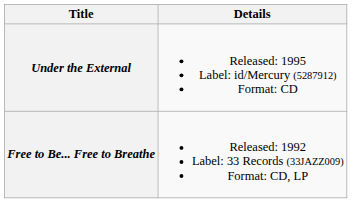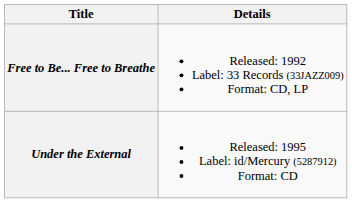rows swapped: (81, 154) <-> (81, 67)
